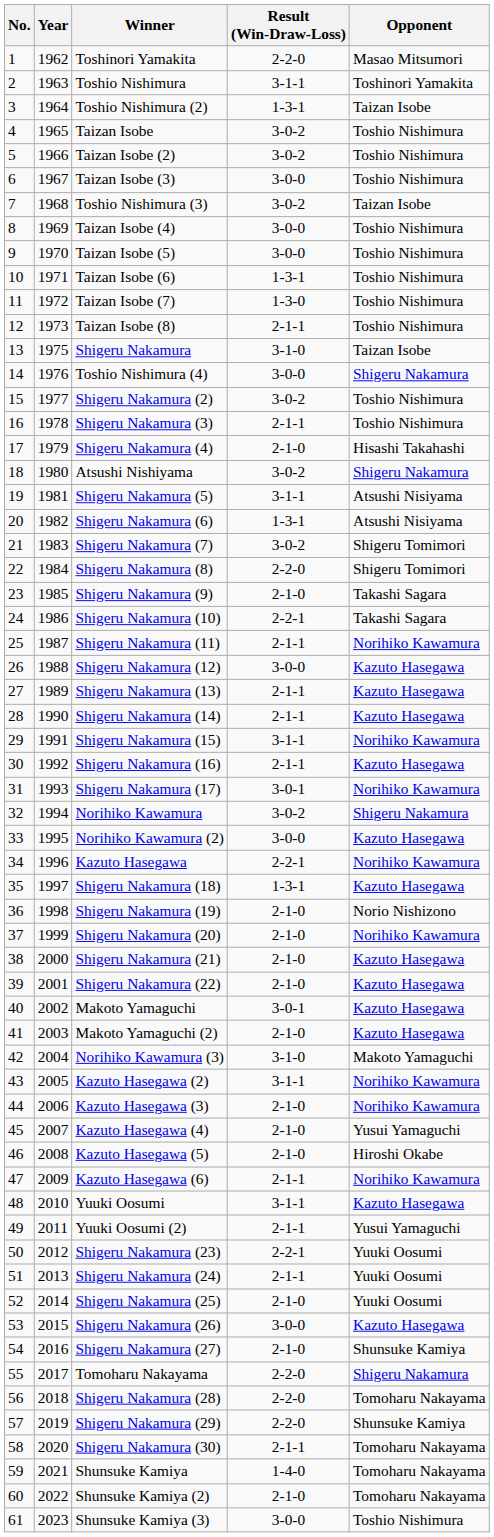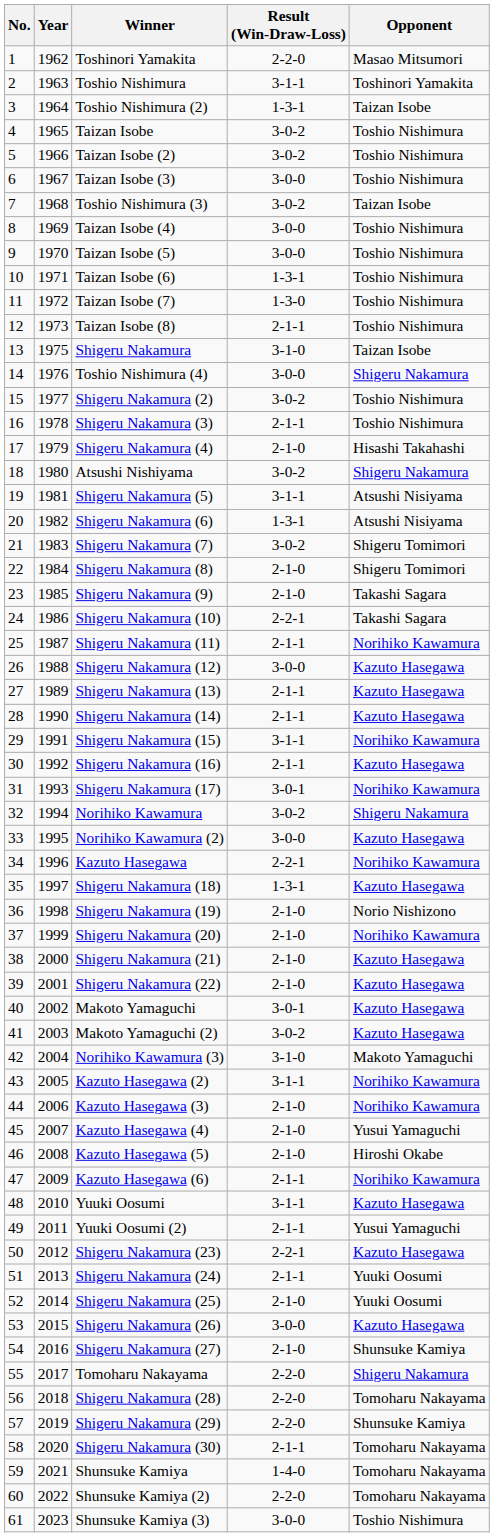(288, 569) 2-2-0 -> (288, 569) 2-1-0
(288, 1032) 2-1-0 -> (288, 1032) 3-0-2
(398, 1251) Yuuki Oosumi -> (409, 1251) Kazuto Hasegawa
(288, 1495) 2-1-0 -> (288, 1495) 2-2-0
